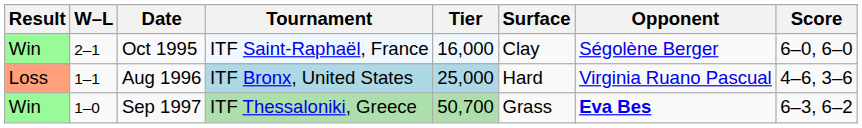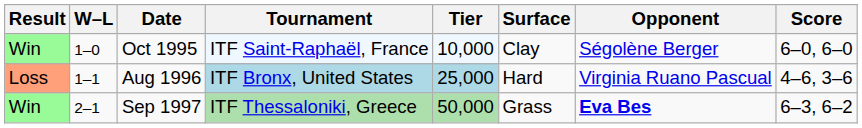(87, 49) 2–1 -> (87, 49) 1–0
(466, 48) 16,000 -> (466, 48) 10,000
(87, 108) 1–0 -> (87, 108) 2–1
(466, 107) 50,700 -> (466, 107) 50,000
